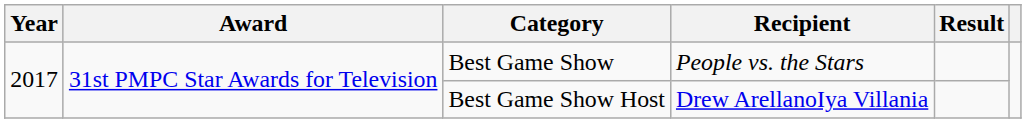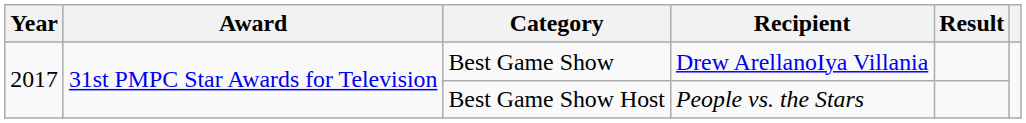(770, 61) People vs. the Stars -> (802, 61) Drew ArellanoIya Villania
(802, 99) Drew ArellanoIya Villania -> (770, 99) People vs. the Stars
